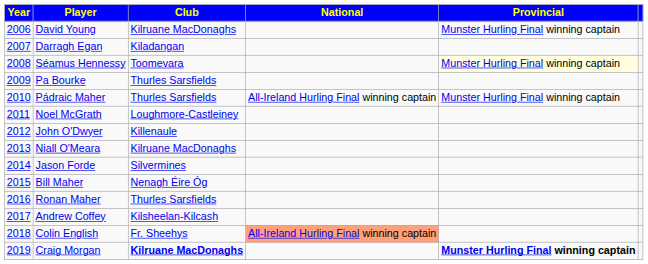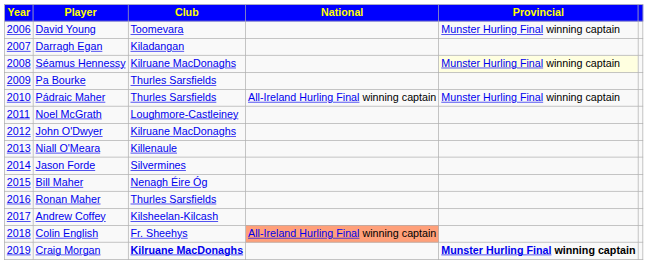(183, 30) Kilruane MacDonaghs -> (157, 30) Toomevara
(157, 64) Toomevara -> (183, 64) Kilruane MacDonaghs
(154, 132) Killenaule -> (183, 132) Kilruane MacDonaghs
(183, 149) Kilruane MacDonaghs -> (154, 149) Killenaule
